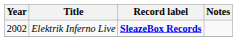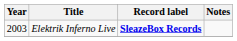(17, 28) 2002 -> (17, 28) 2003
